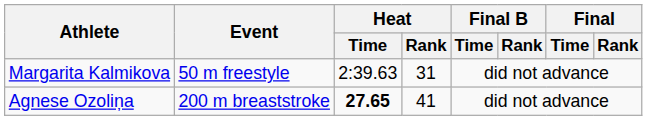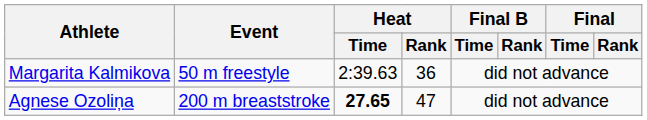(426, 73) 31 -> (426, 73) 36
(426, 101) 41 -> (426, 101) 47
